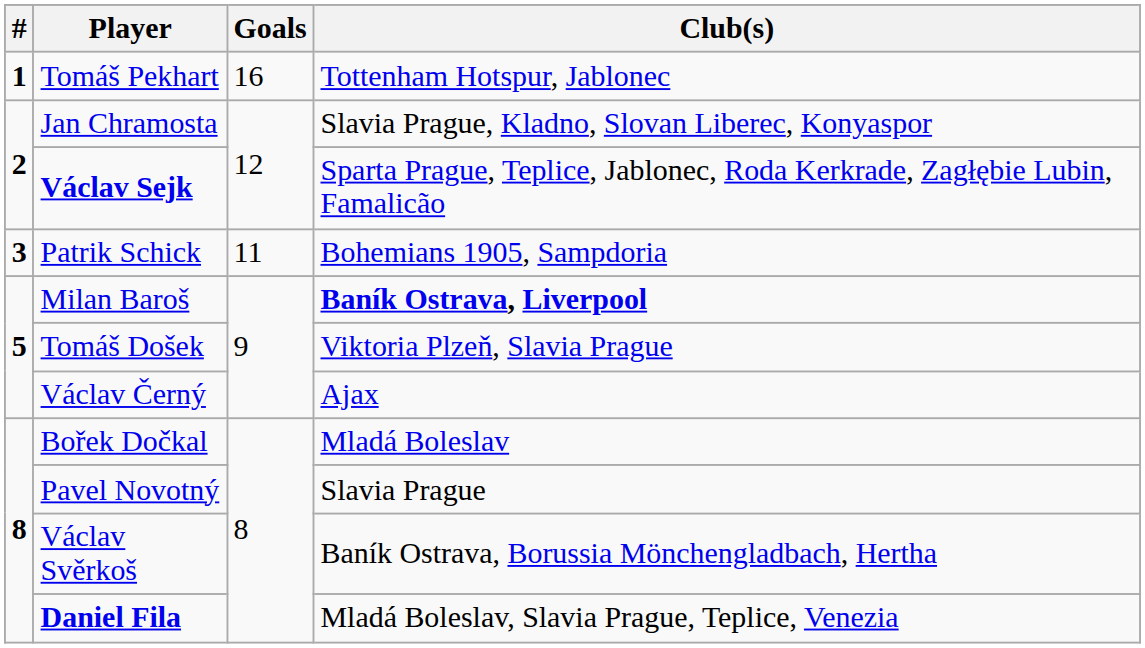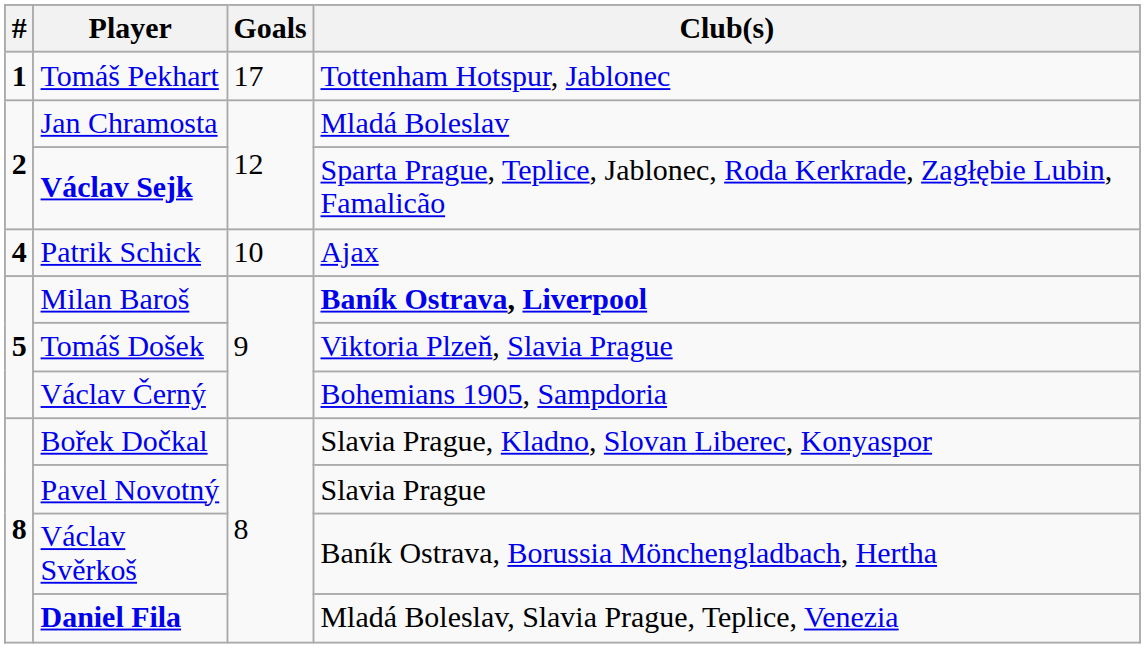(249, 75) 16 -> (249, 75) 17
(626, 123) Slavia Prague, Kladno, Slovan Liberec, Konyaspor -> (415, 123) Mladá Boleslav
(19, 251) 3 -> (19, 251) 4
(248, 251) 11 -> (249, 251) 10
(494, 251) Bohemians 1905, Sampdoria -> (350, 251) Ajax
(350, 394) Ajax -> (494, 394) Bohemians 1905, Sampdoria
(415, 441) Mladá Boleslav -> (626, 441) Slavia Prague, Kladno, Slovan Liberec, Konyaspor
